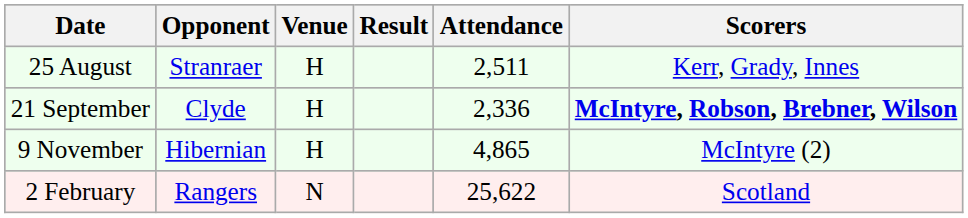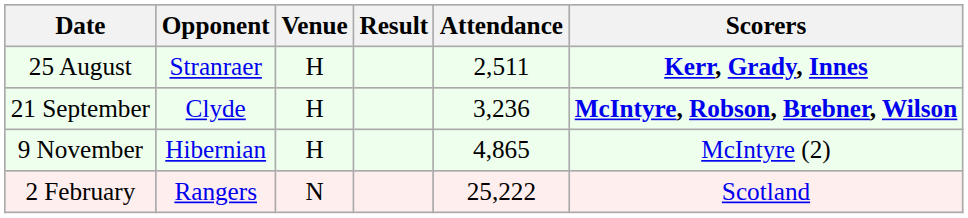(766, 67) normal -> (766, 67) bold
(501, 108) 2,336 -> (501, 108) 3,236
(501, 191) 25,622 -> (501, 191) 25,222
